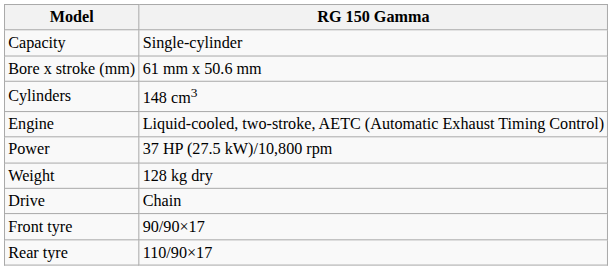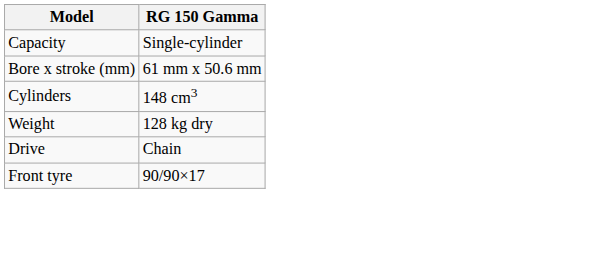- row: (31, 124)
- row: (29, 149)
- row: (38, 252)
